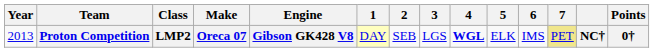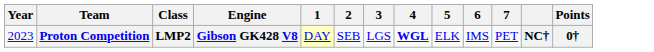- column: (222, 14)
(20, 36) 2013 -> (20, 36) 2023
(562, 36) khaki background -> (507, 36) no background
